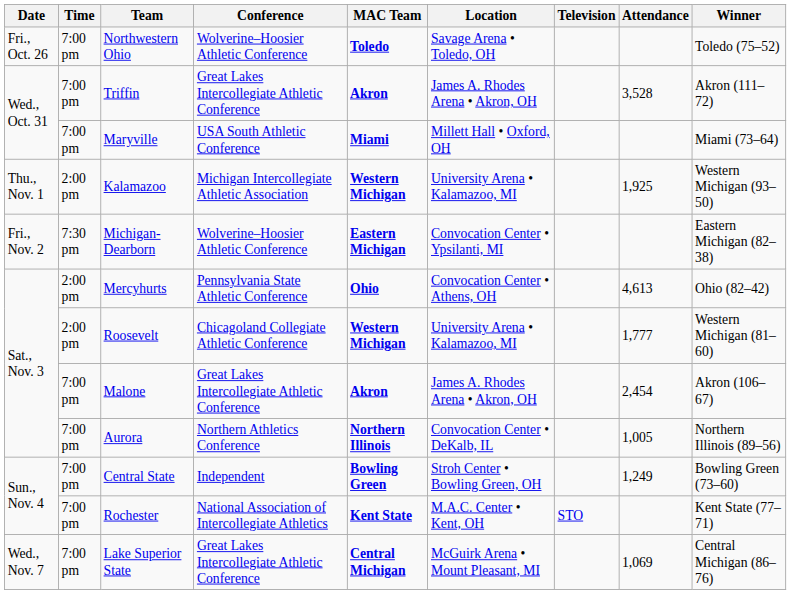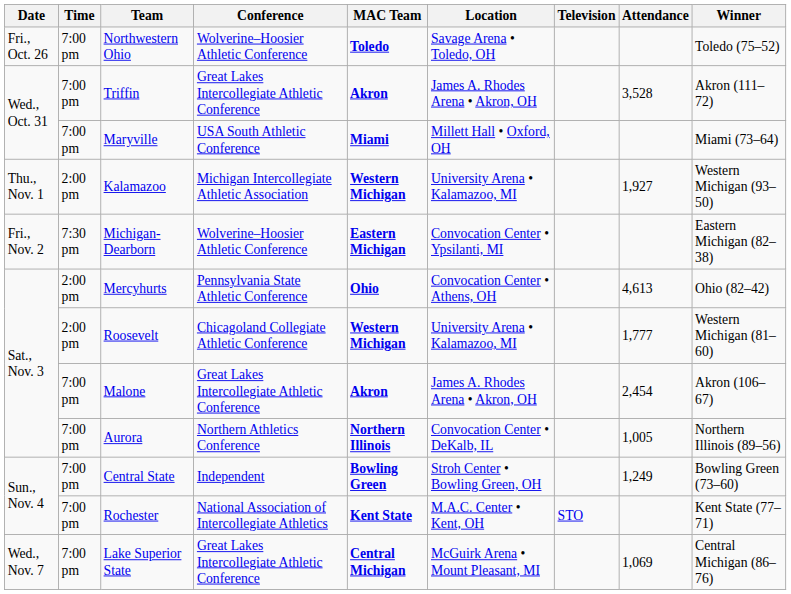(637, 187) 1,925 -> (637, 187) 1,927
